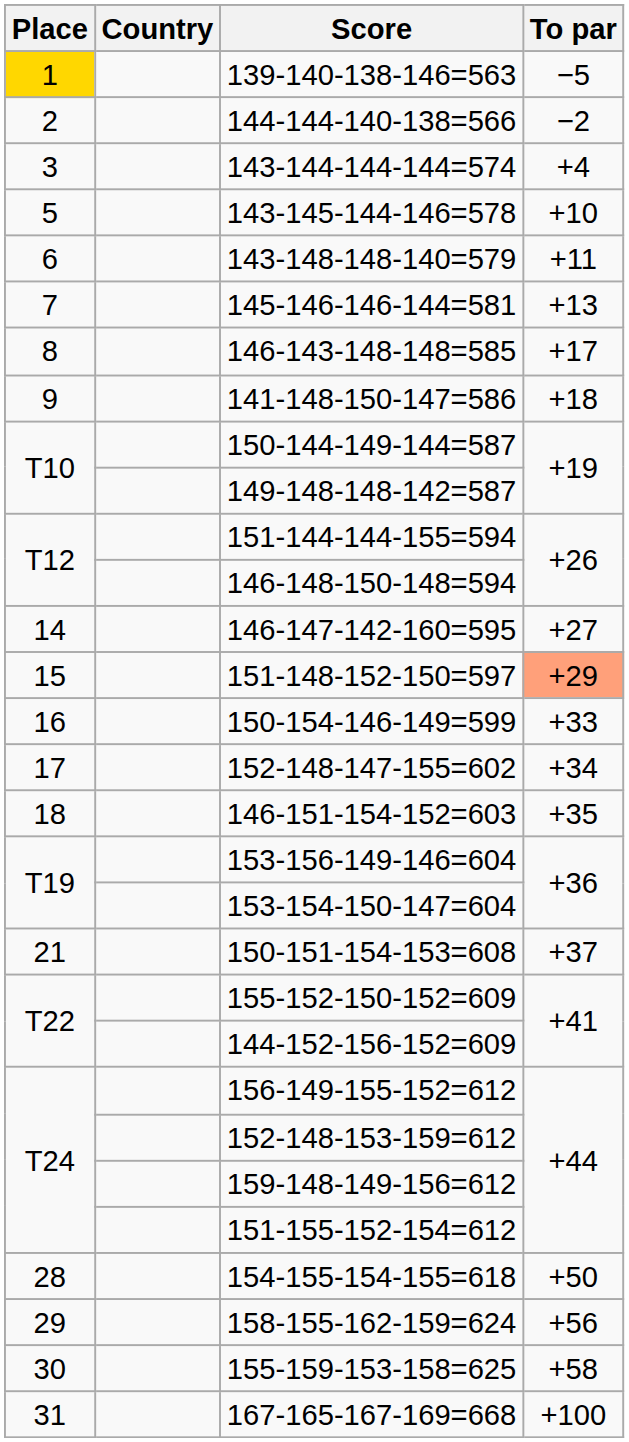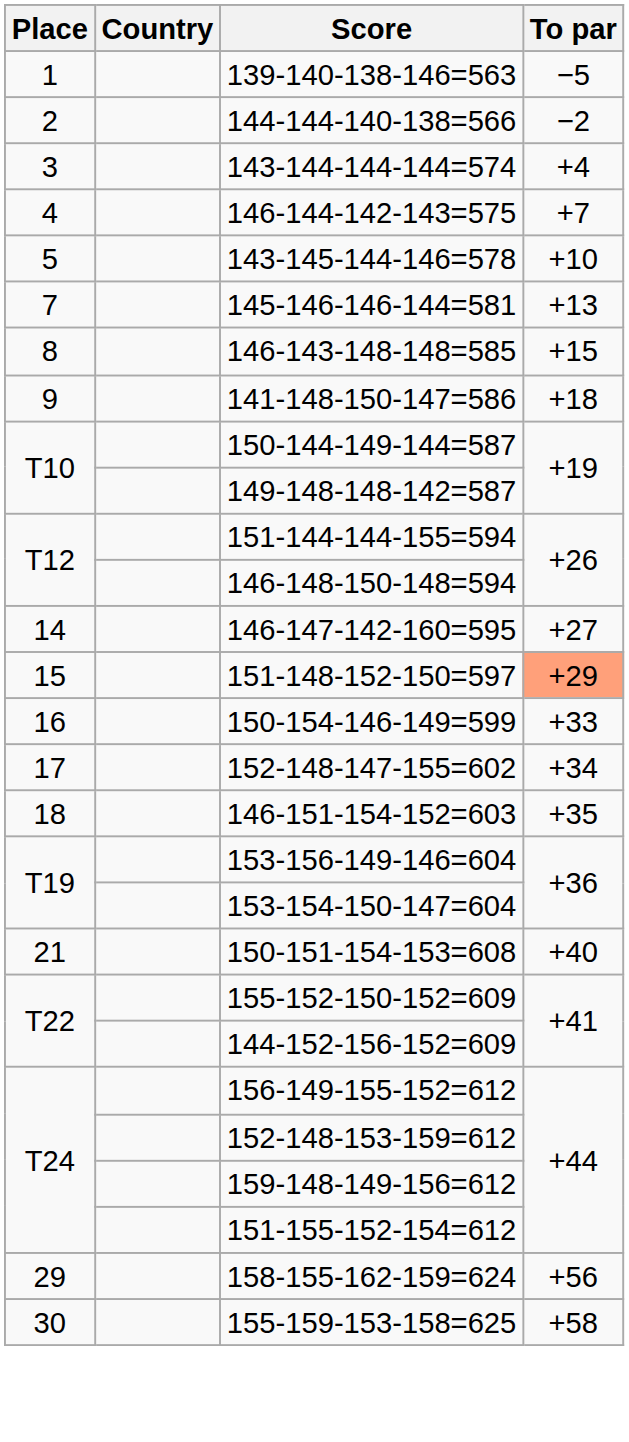(50, 74) gold background -> (50, 74) no background
+ row: (372, 213)
- row: (372, 259)
(573, 352) +17 -> (573, 352) +15
(573, 952) +37 -> (573, 952) +40
- row: (372, 1276)
- row: (372, 1414)
